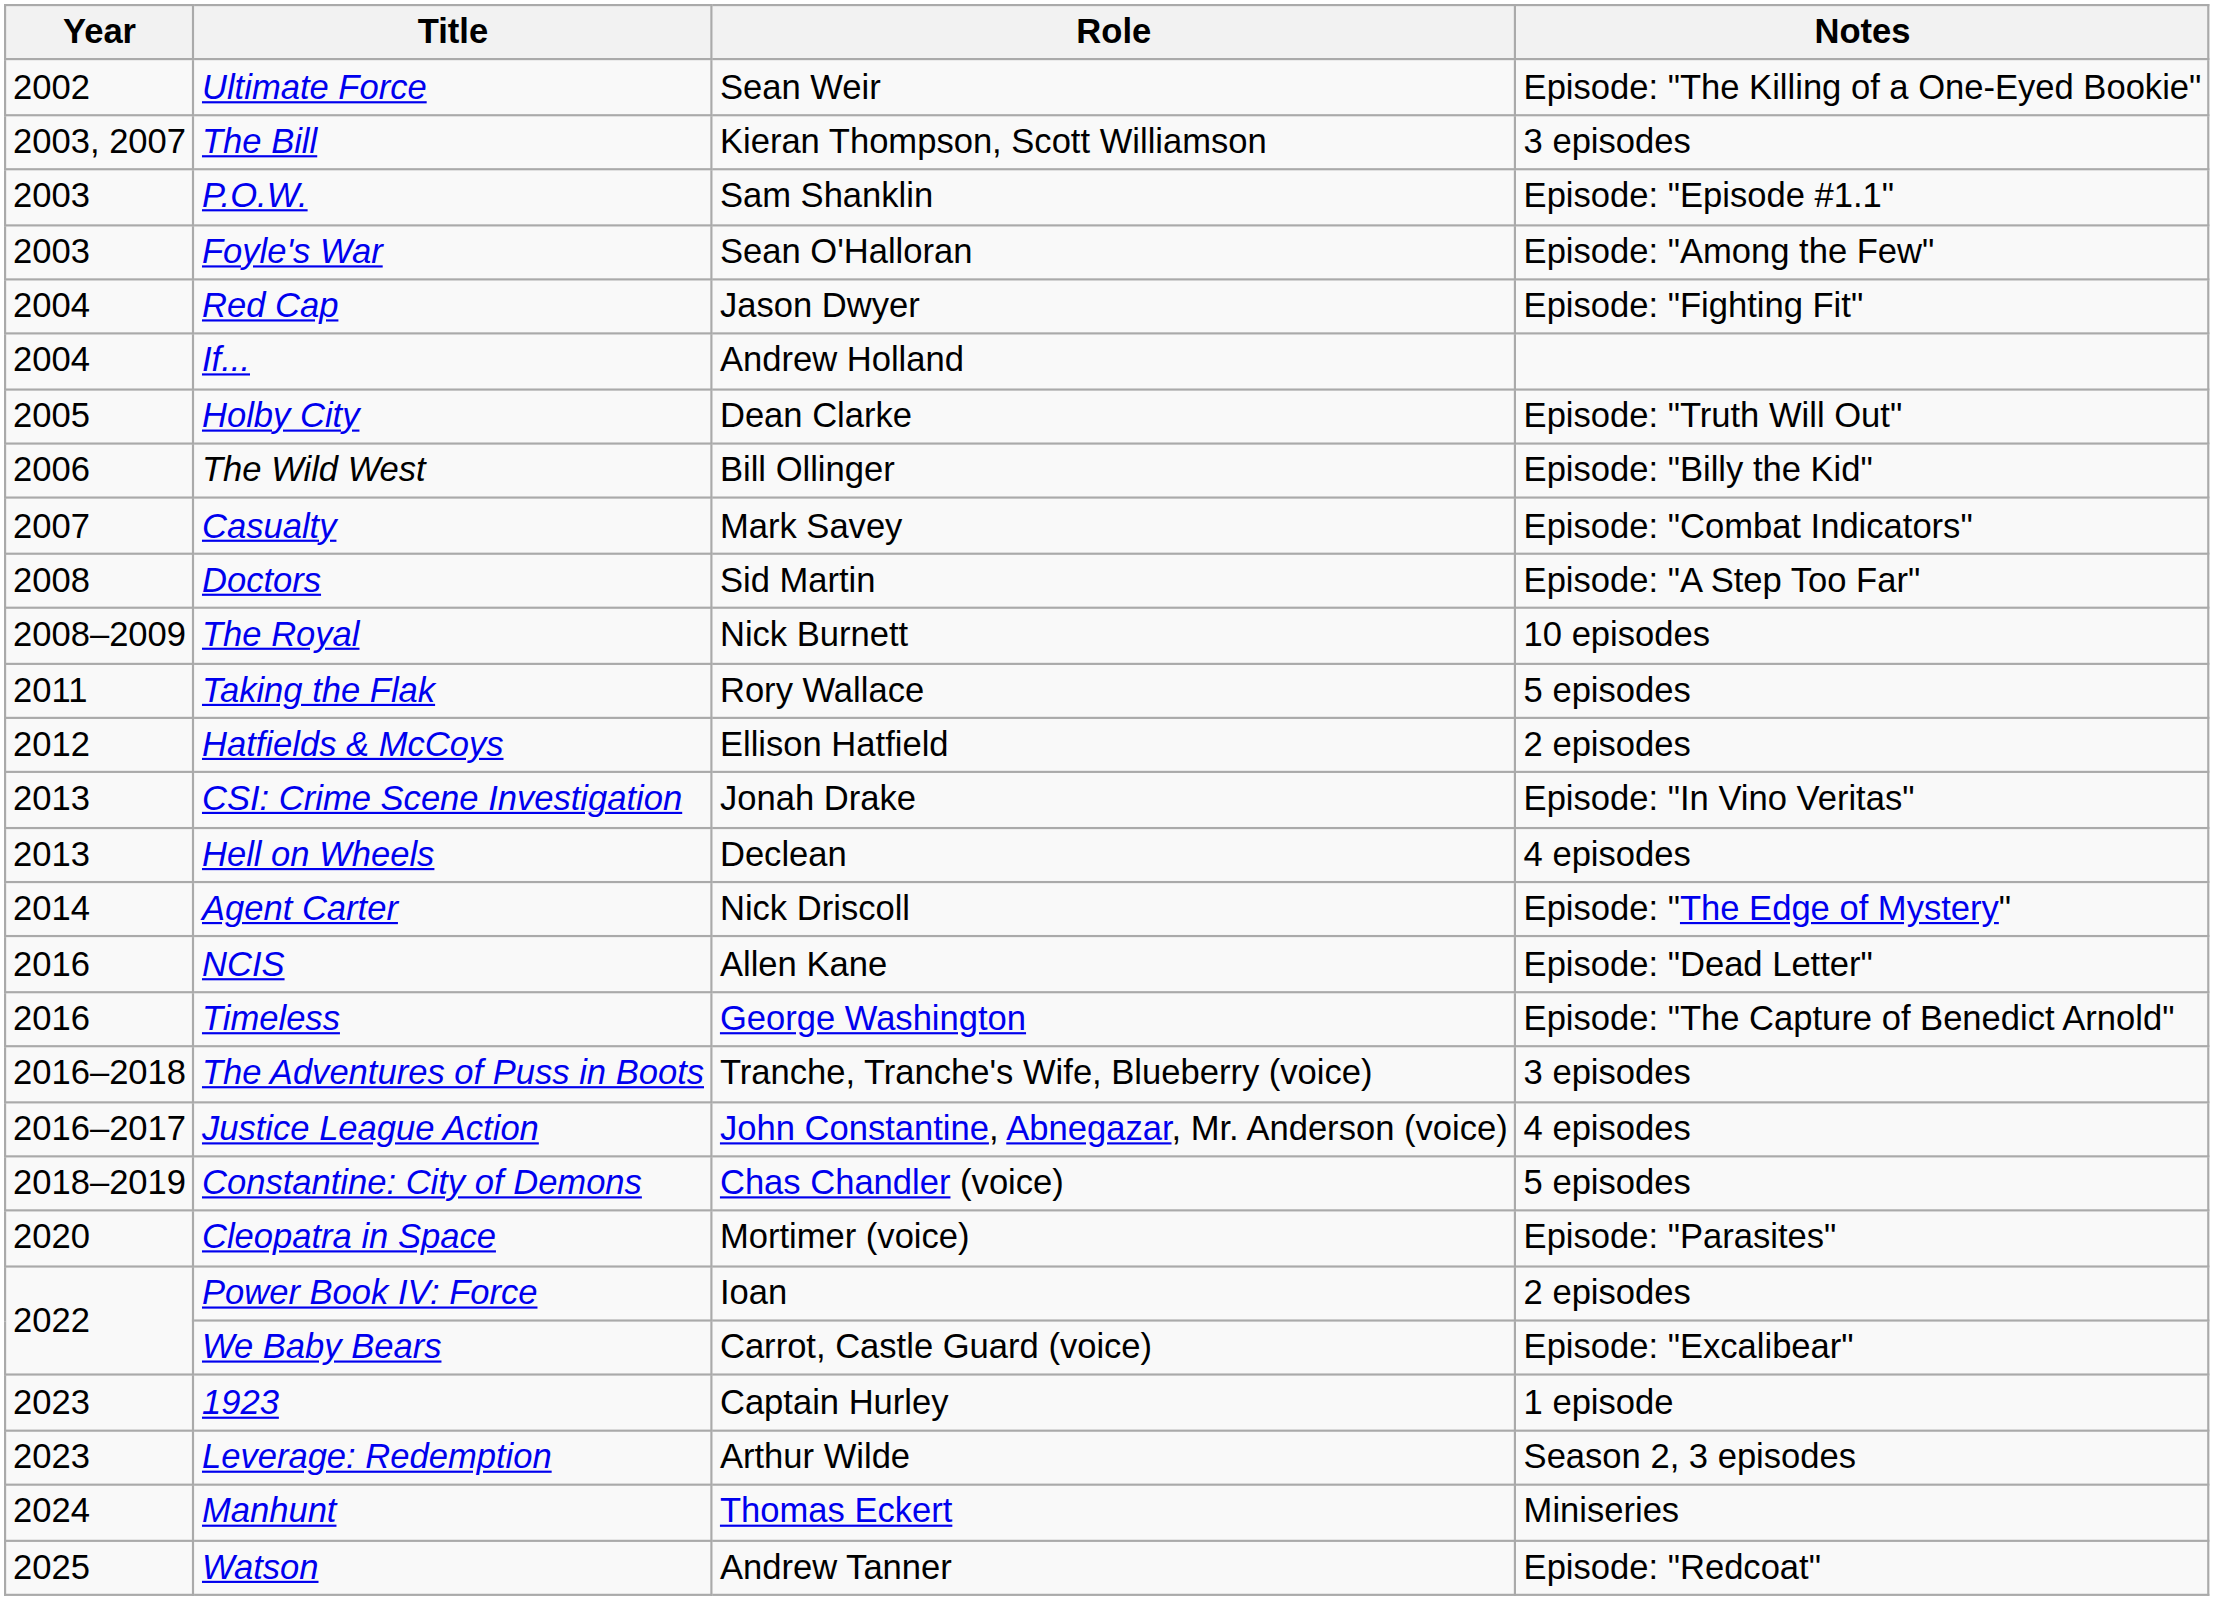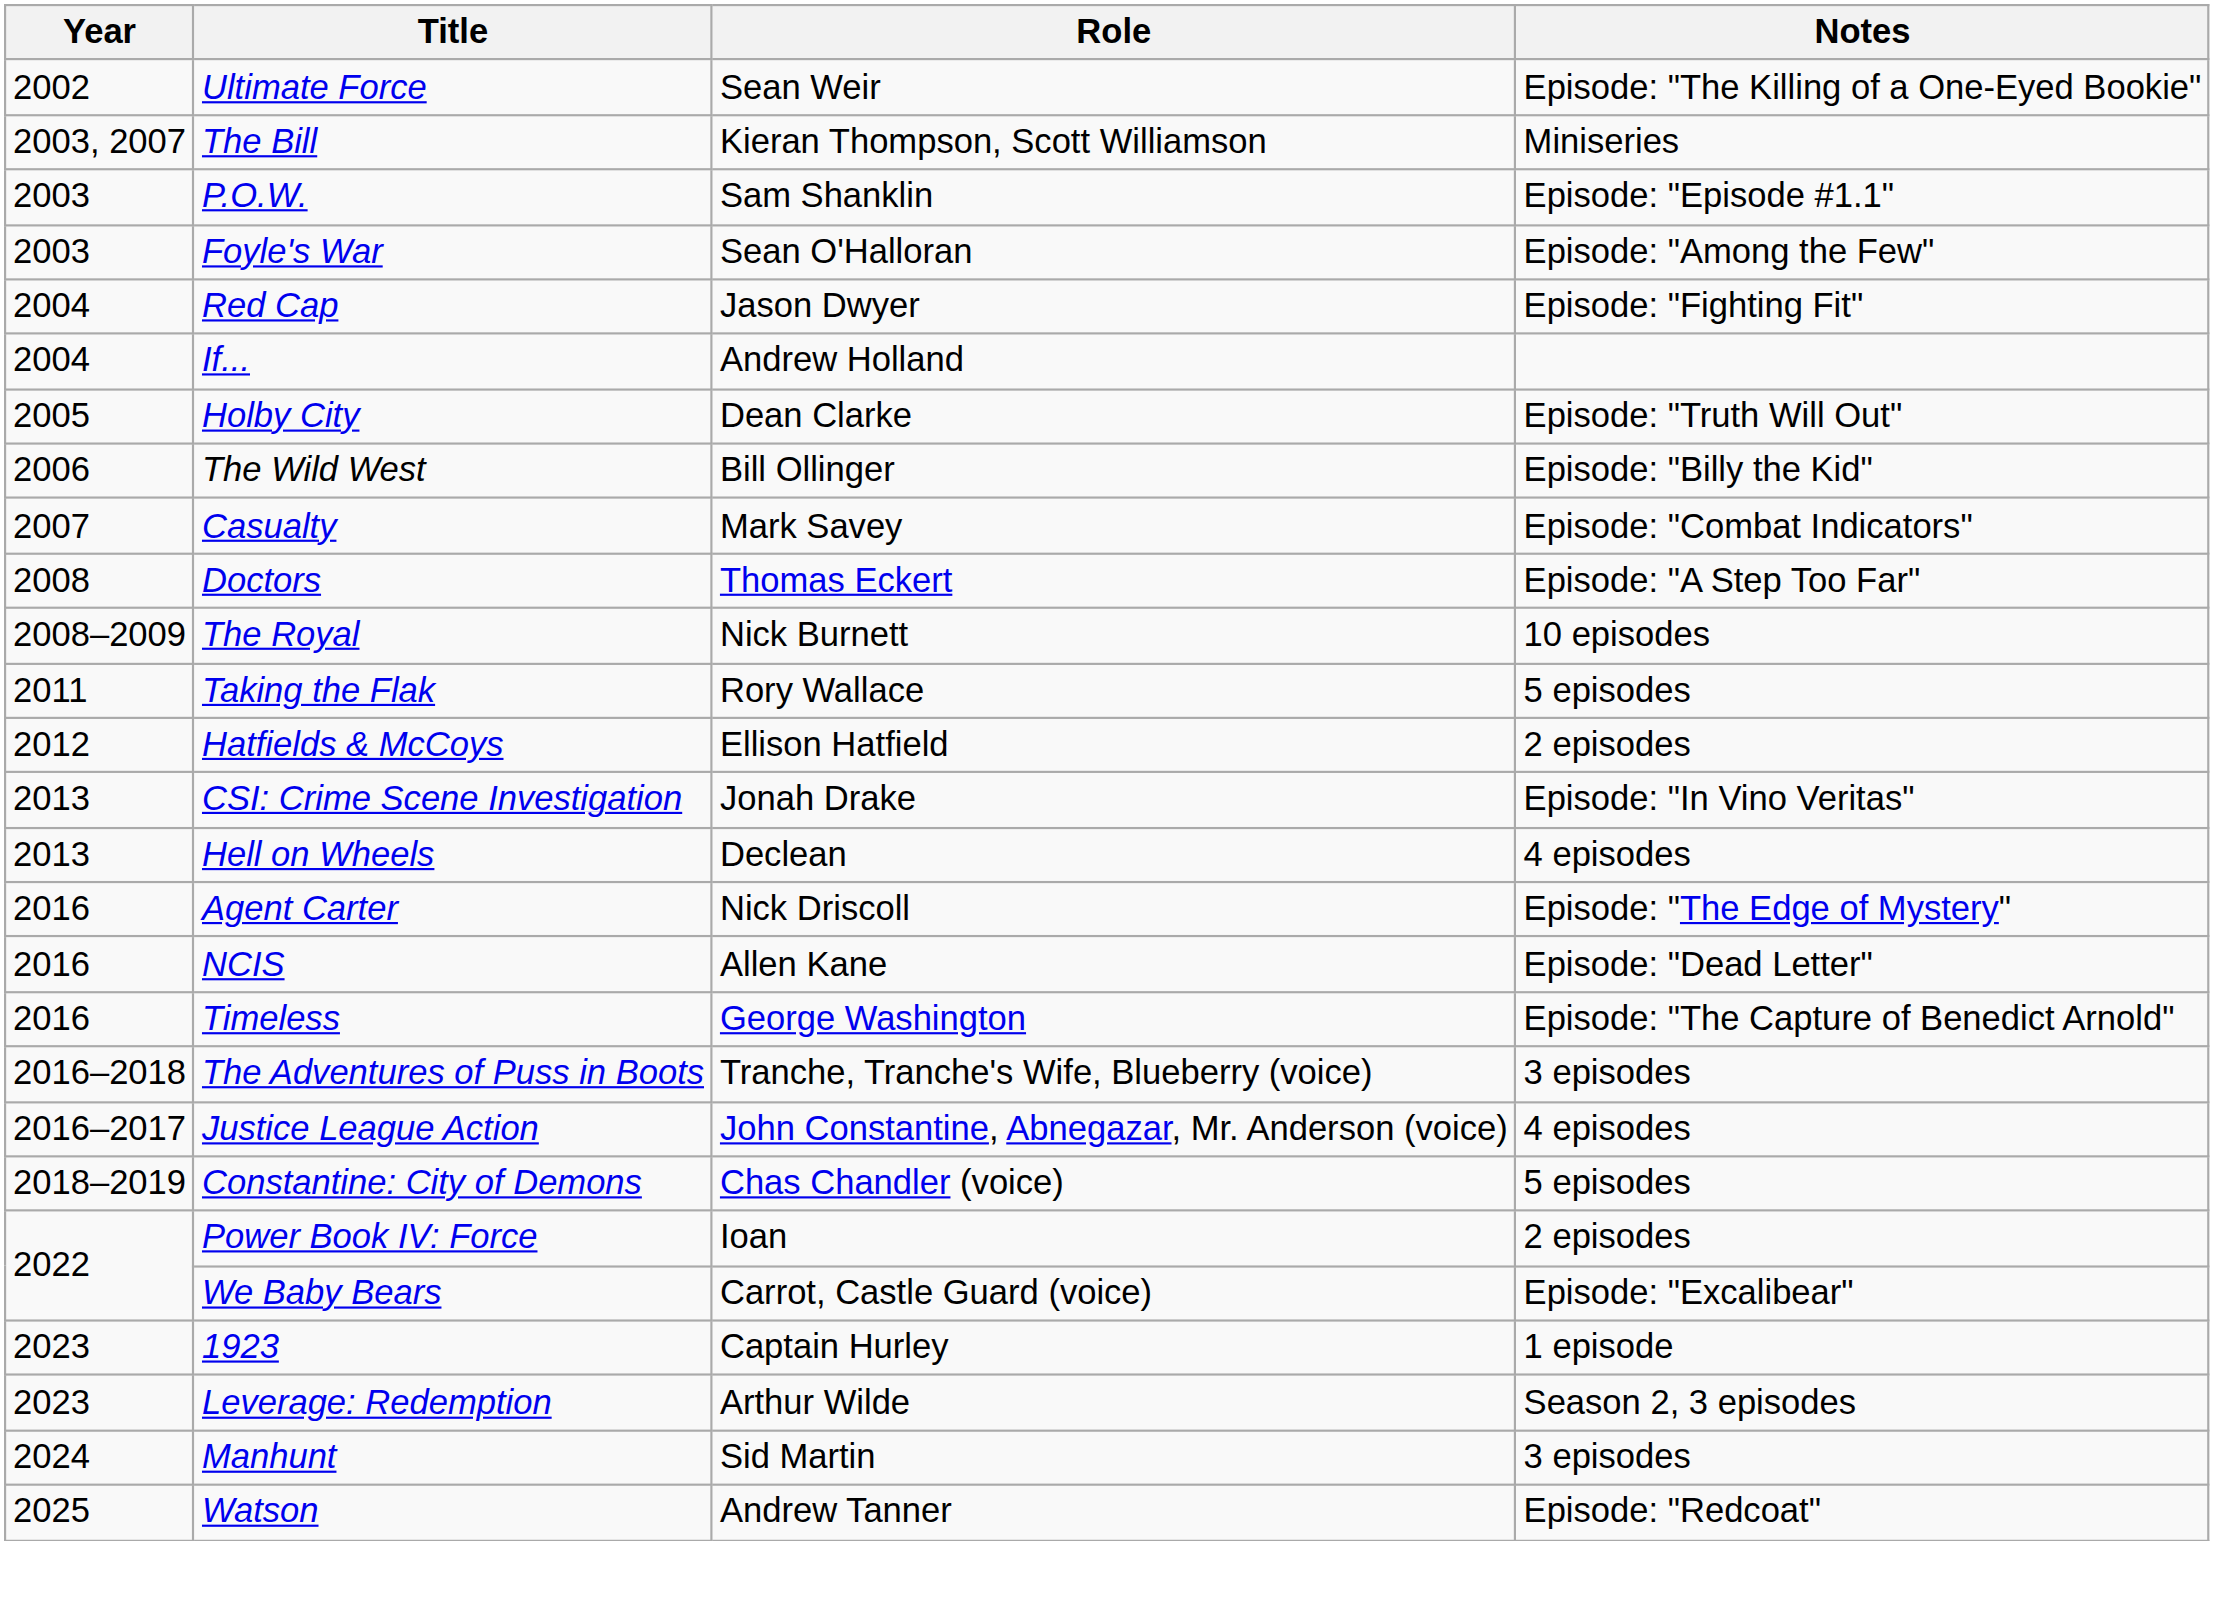(1607, 141) 3 episodes -> (1601, 141) Miniseries
(798, 580) Sid Martin -> (836, 580) Thomas Eckert
(51, 908) 2014 -> (51, 908) 2016
- row: (349, 1237)
(836, 1511) Thomas Eckert -> (798, 1456) Sid Martin
(1601, 1511) Miniseries -> (1607, 1456) 3 episodes
